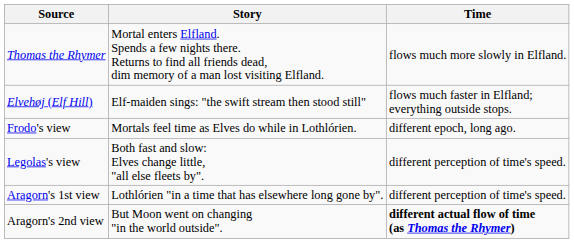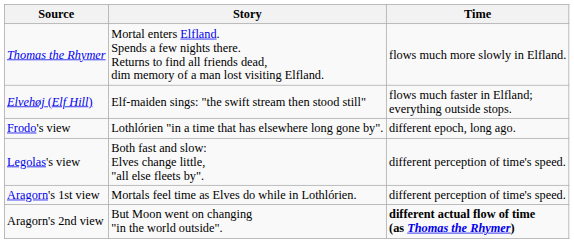(234, 128) Mortals feel time as Elves do while in Lothlórien. -> (247, 128) Lothlórien "in a time that has elsewhere long gone by".
(247, 195) Lothlórien "in a time that has elsewhere long gone by". -> (234, 195) Mortals feel time as Elves do while in Lothlórien.
